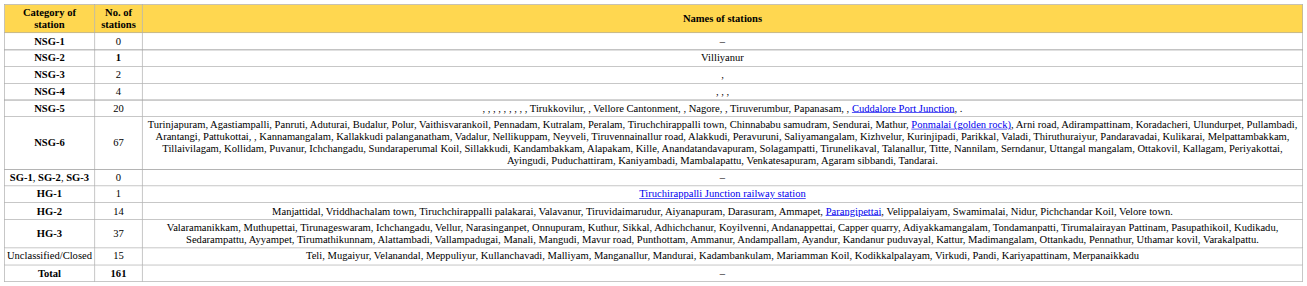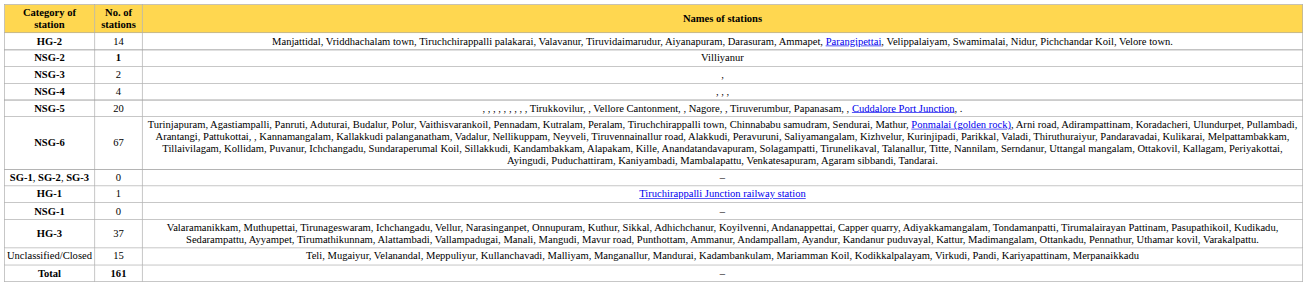rows swapped: (49, 41) <-> (49, 211)
